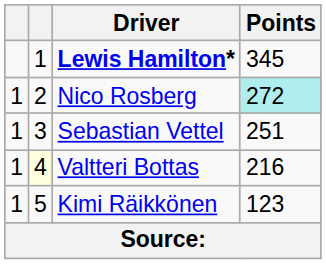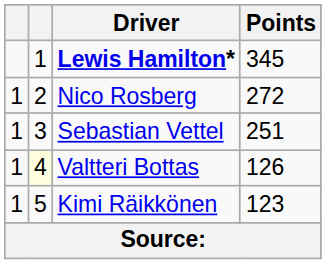(265, 95) paleturquoise background -> (265, 95) no background
(265, 167) 216 -> (265, 167) 126
